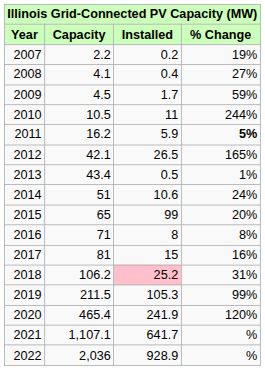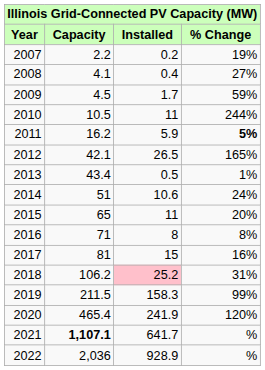(171, 214) 99 -> (172, 214) 11
(162, 295) 105.3 -> (162, 295) 158.3
(90, 335) normal -> (90, 335) bold
